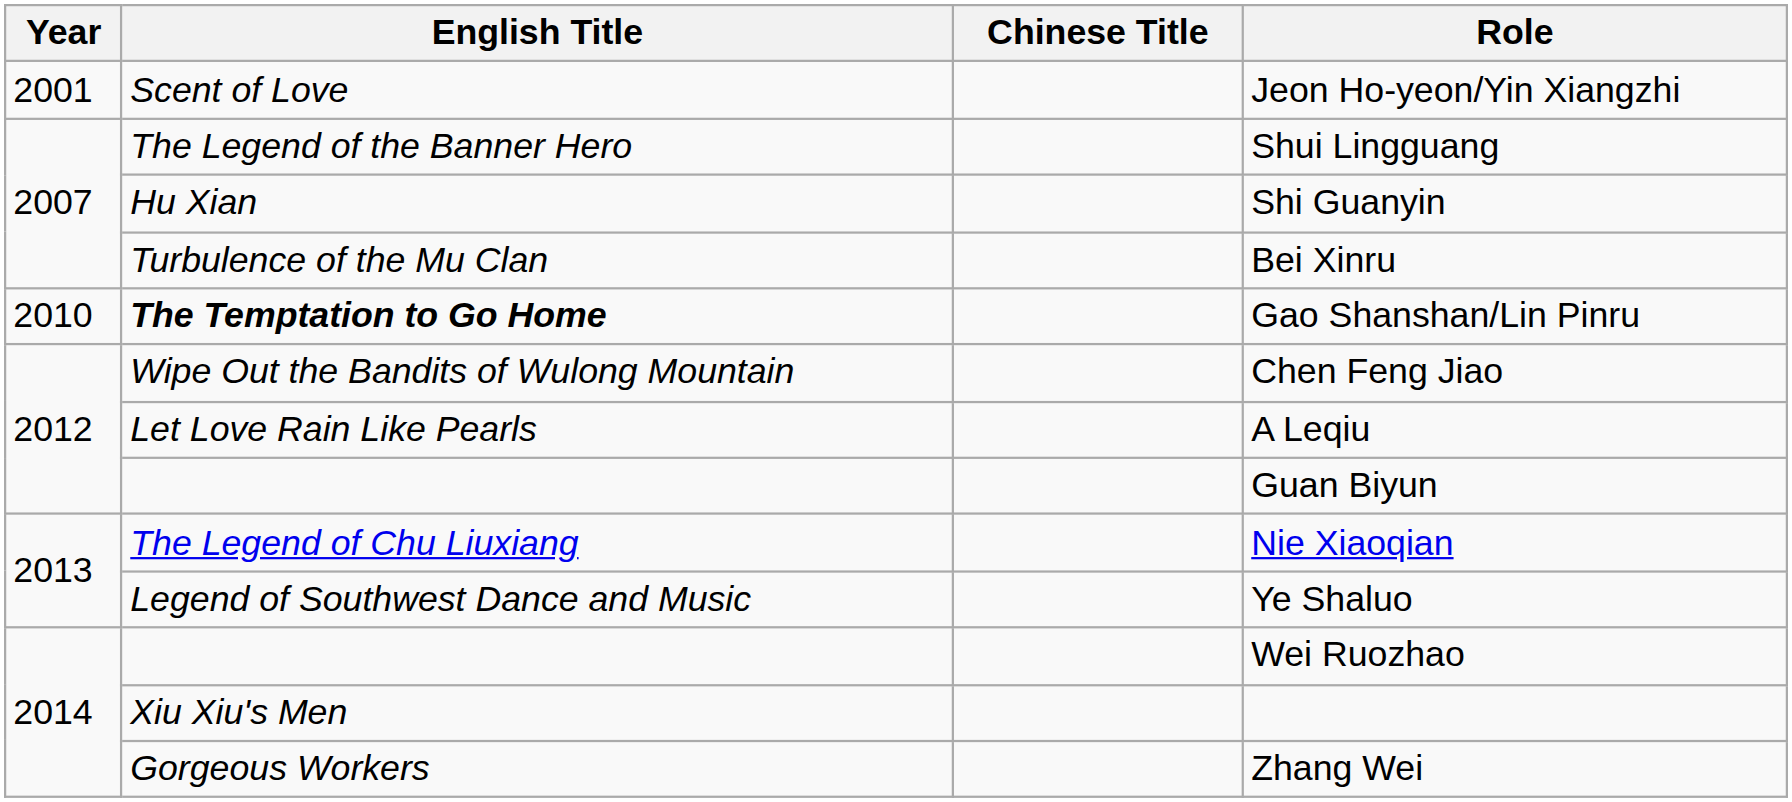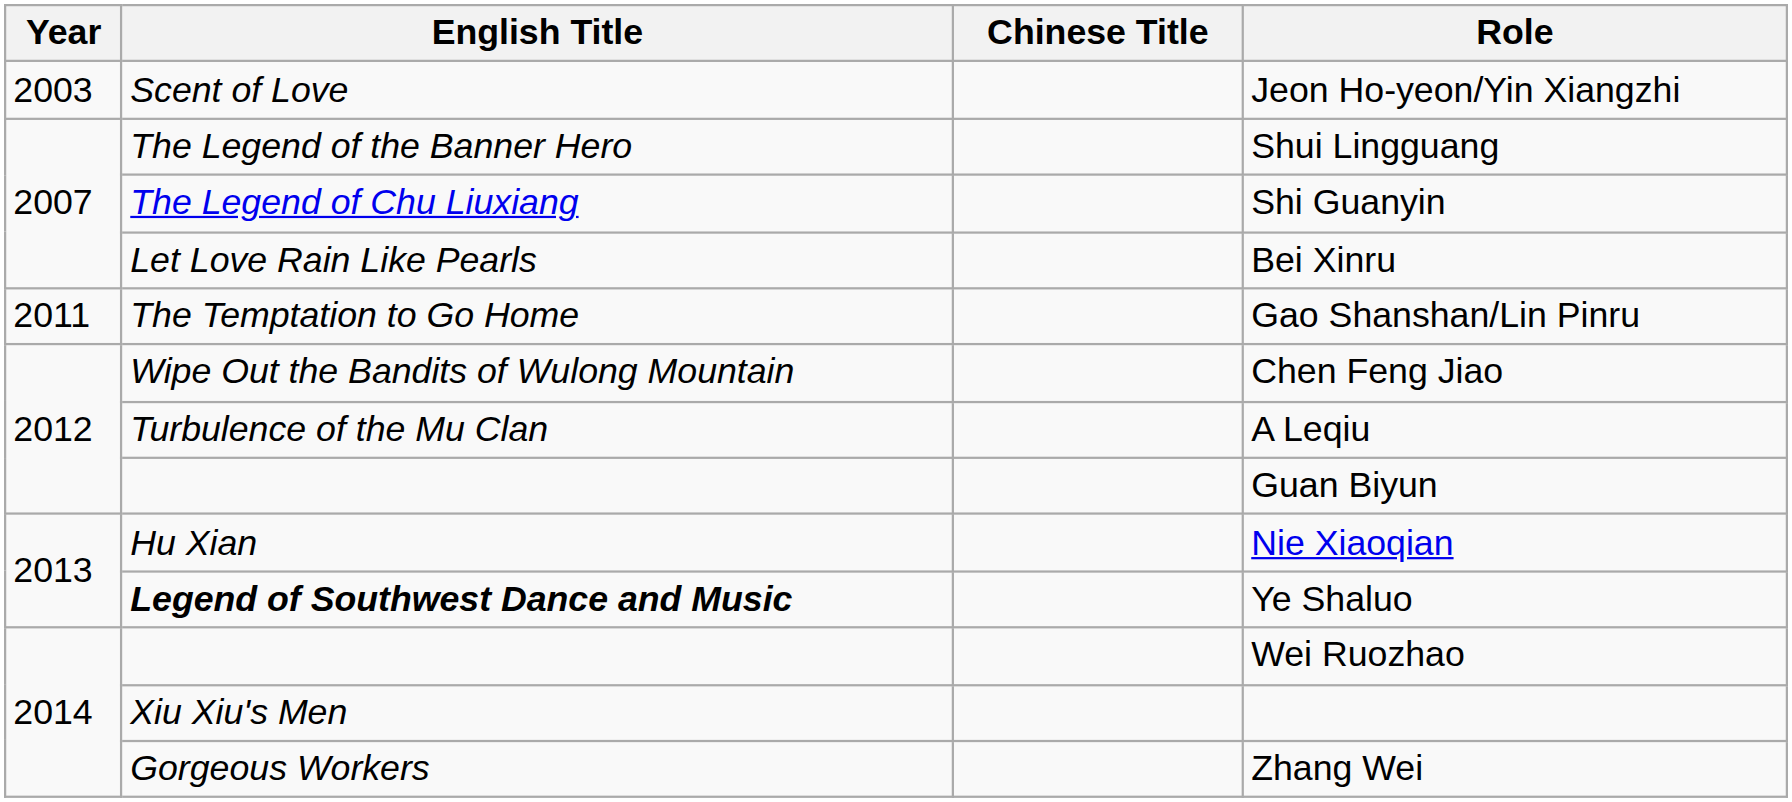(53, 89) 2001 -> (53, 89) 2003
(194, 202) Hu Xian -> (354, 202) The Legend of Chu Liuxiang
(339, 259) Turbulence of the Mu Clan -> (334, 259) Let Love Rain Like Pearls
(53, 315) 2010 -> (52, 315) 2011
(368, 315) bold -> (355, 315) normal
(334, 428) Let Love Rain Like Pearls -> (339, 428) Turbulence of the Mu Clan
(354, 542) The Legend of Chu Liuxiang -> (194, 542) Hu Xian
(441, 598) normal -> (461, 598) bold
